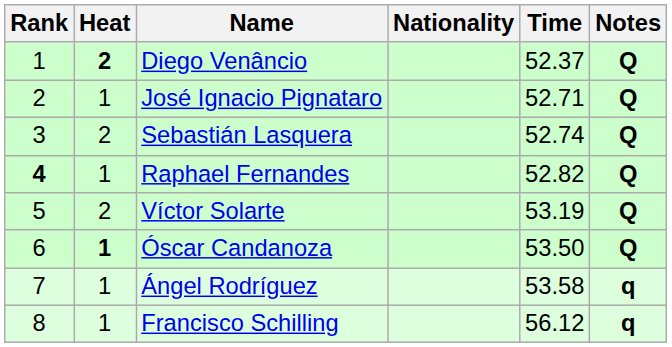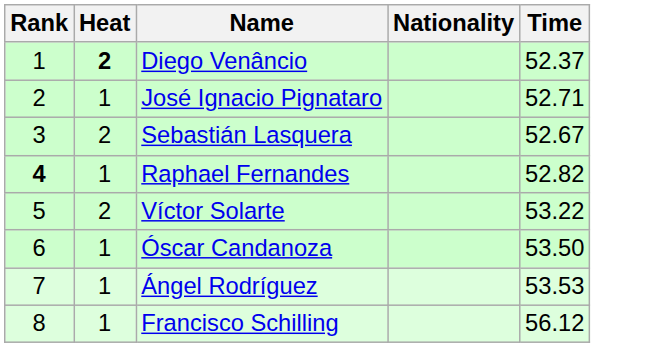- column: (628, 23)
(555, 135) 52.74 -> (555, 135) 52.67
(555, 211) 53.19 -> (555, 211) 53.22
(105, 248) bold -> (105, 248) normal
(555, 286) 53.58 -> (555, 286) 53.53
